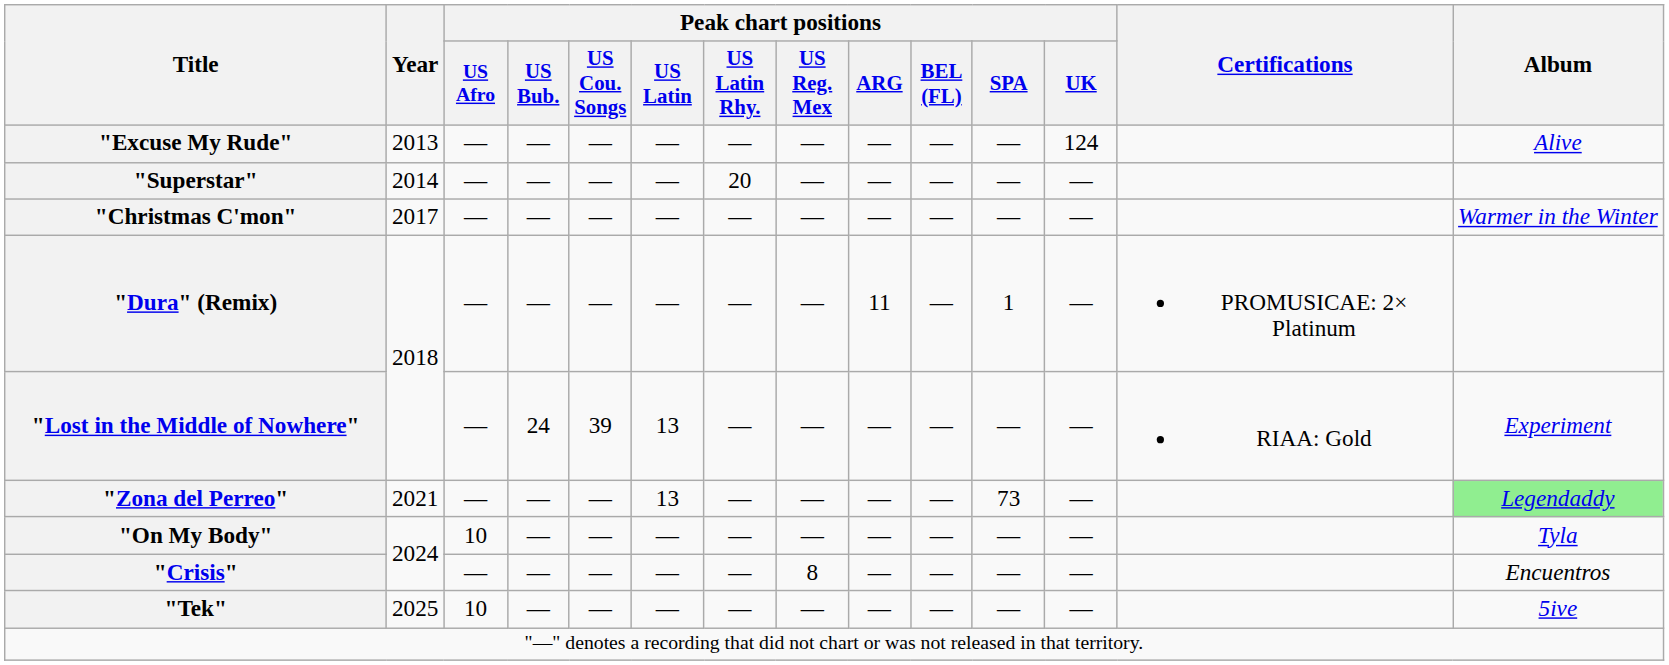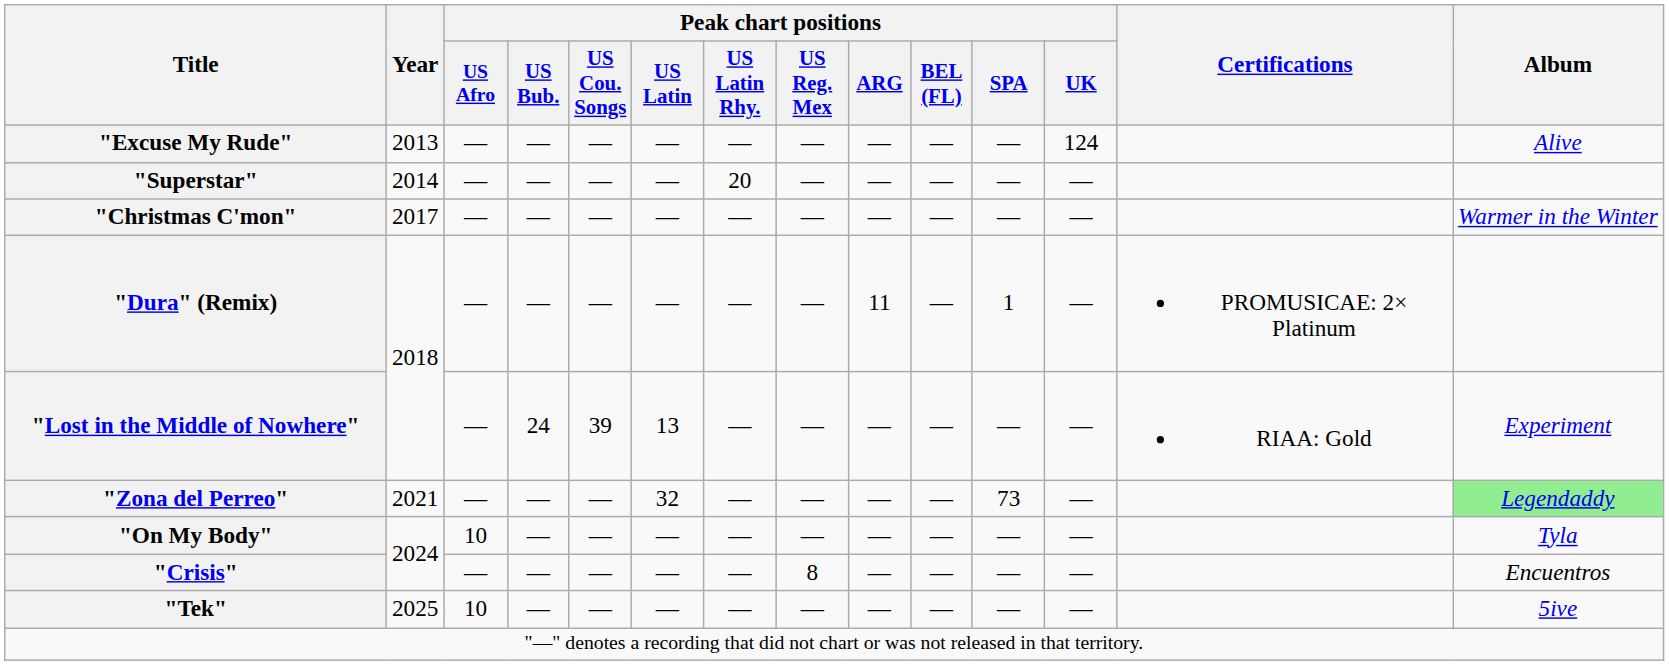(667, 498) 13 -> (667, 498) 32
